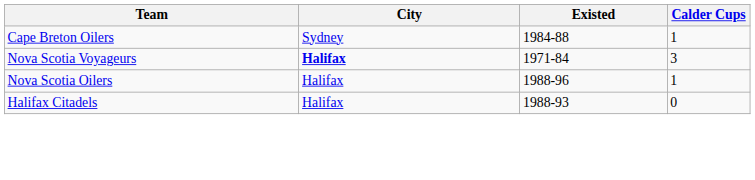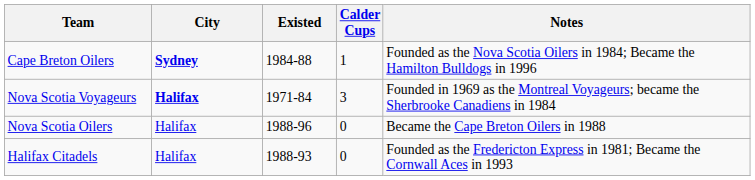+ column: (567, 23)
(323, 37) normal -> (176, 60) bold
(674, 80) 1 -> (343, 127) 0
